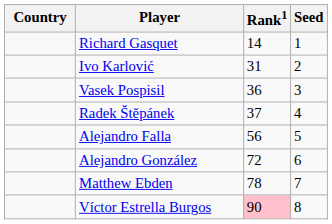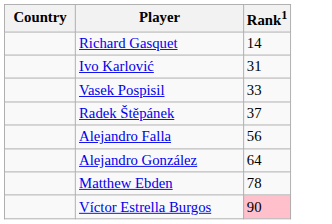- column: (309, 18)
(254, 90) 36 -> (254, 90) 33
(254, 160) 72 -> (254, 160) 64
